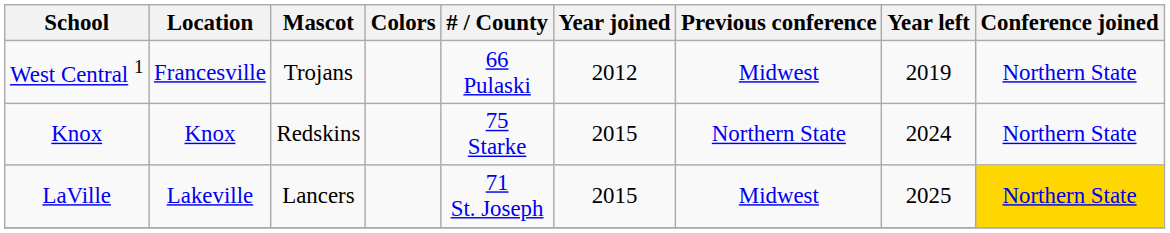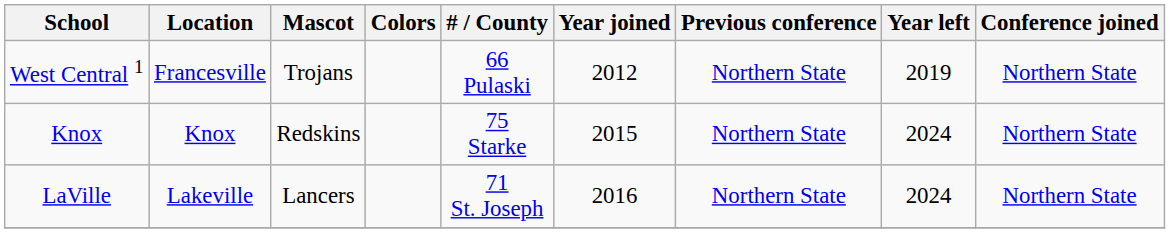(779, 71) Midwest -> (779, 71) Northern State
(615, 195) 2015 -> (615, 195) 2016
(779, 195) Midwest -> (779, 195) Northern State
(929, 195) 2025 -> (929, 195) 2024
(1070, 195) gold background -> (1070, 195) no background
